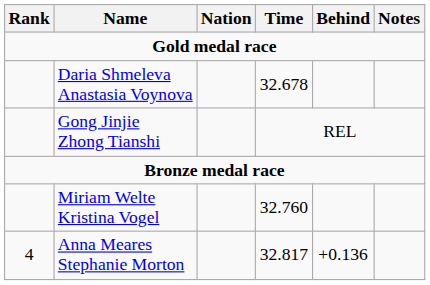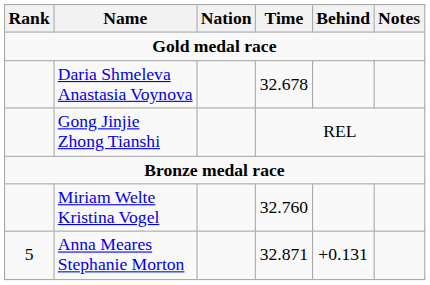(29, 255) 4 -> (29, 255) 5
(284, 255) 32.817 -> (284, 255) 32.871
(343, 255) +0.136 -> (343, 255) +0.131
